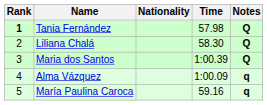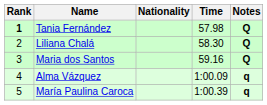(211, 60) 1:00.39 -> (211, 60) 59.16
(211, 92) 59.16 -> (211, 92) 1:00.39
